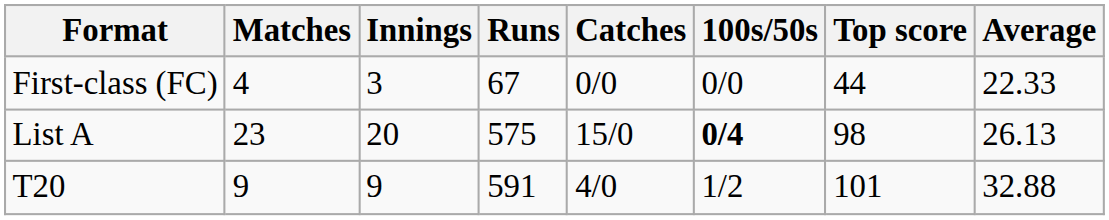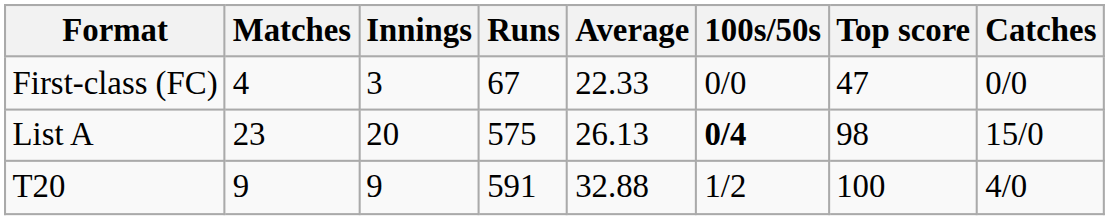columns swapped: (1039, 30) <-> (631, 30)
(850, 82) 44 -> (853, 82) 47
(858, 186) 101 -> (861, 186) 100
